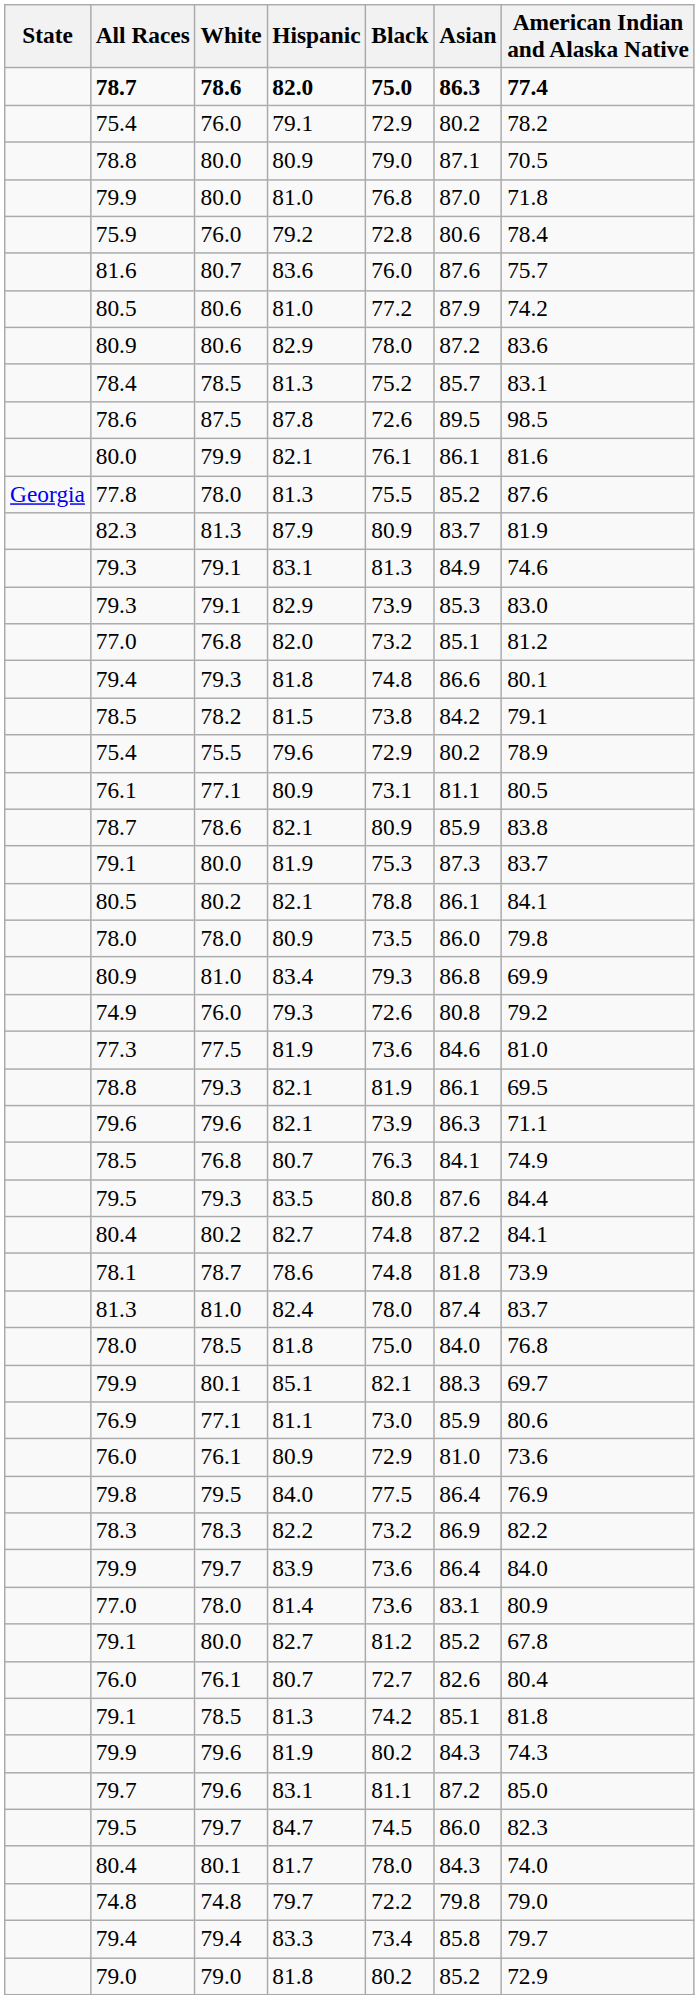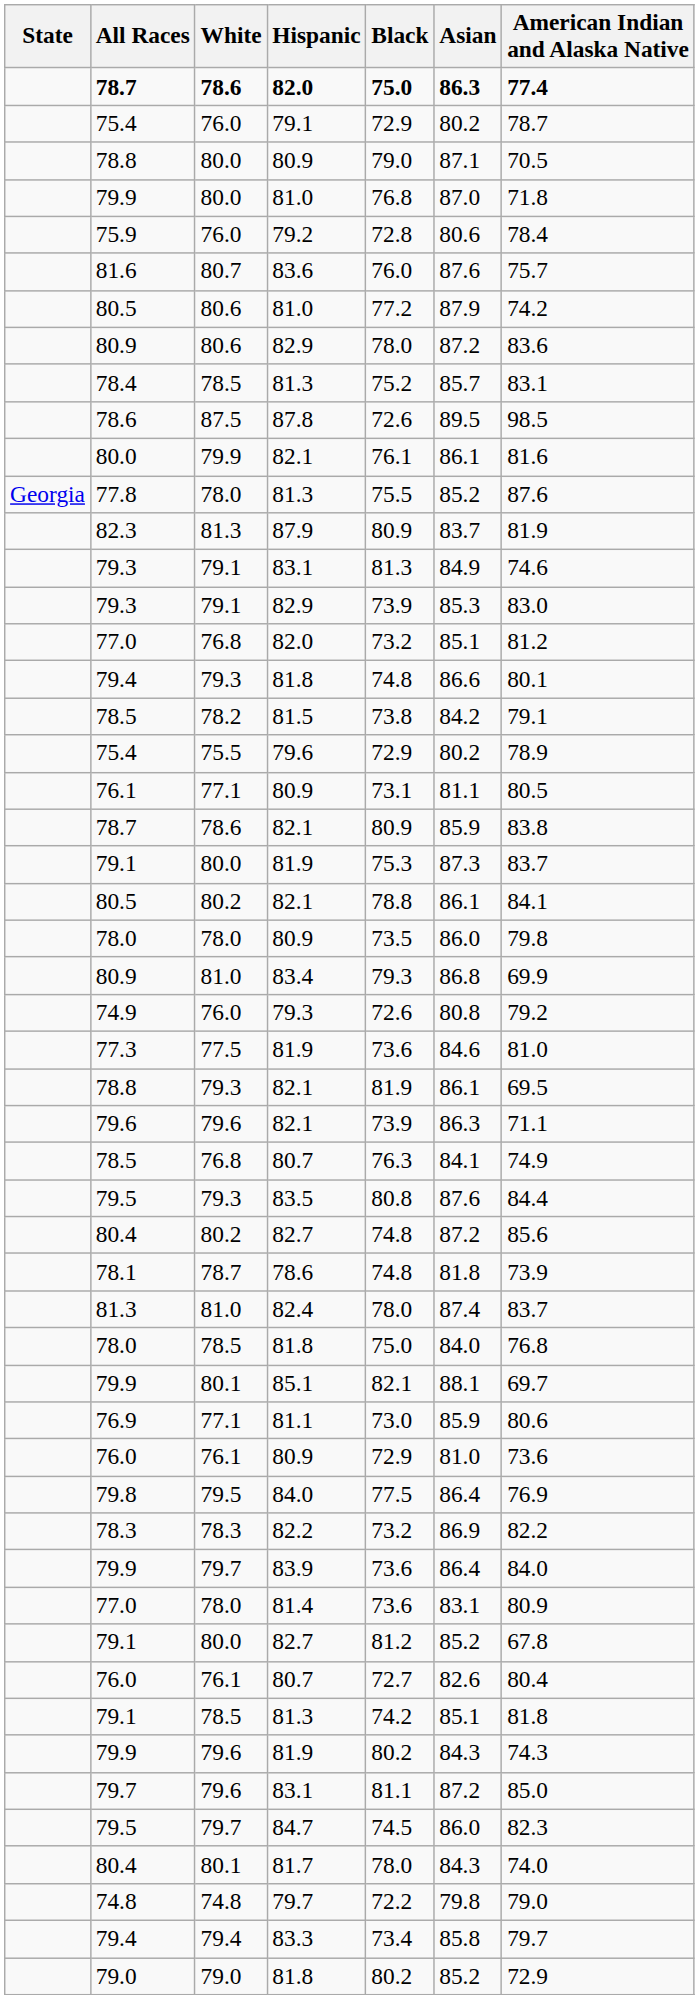(528, 123) 78.2 -> (528, 123) 78.7
(528, 1234) 84.1 -> (528, 1234) 85.6
(460, 1383) 88.3 -> (460, 1383) 88.1
